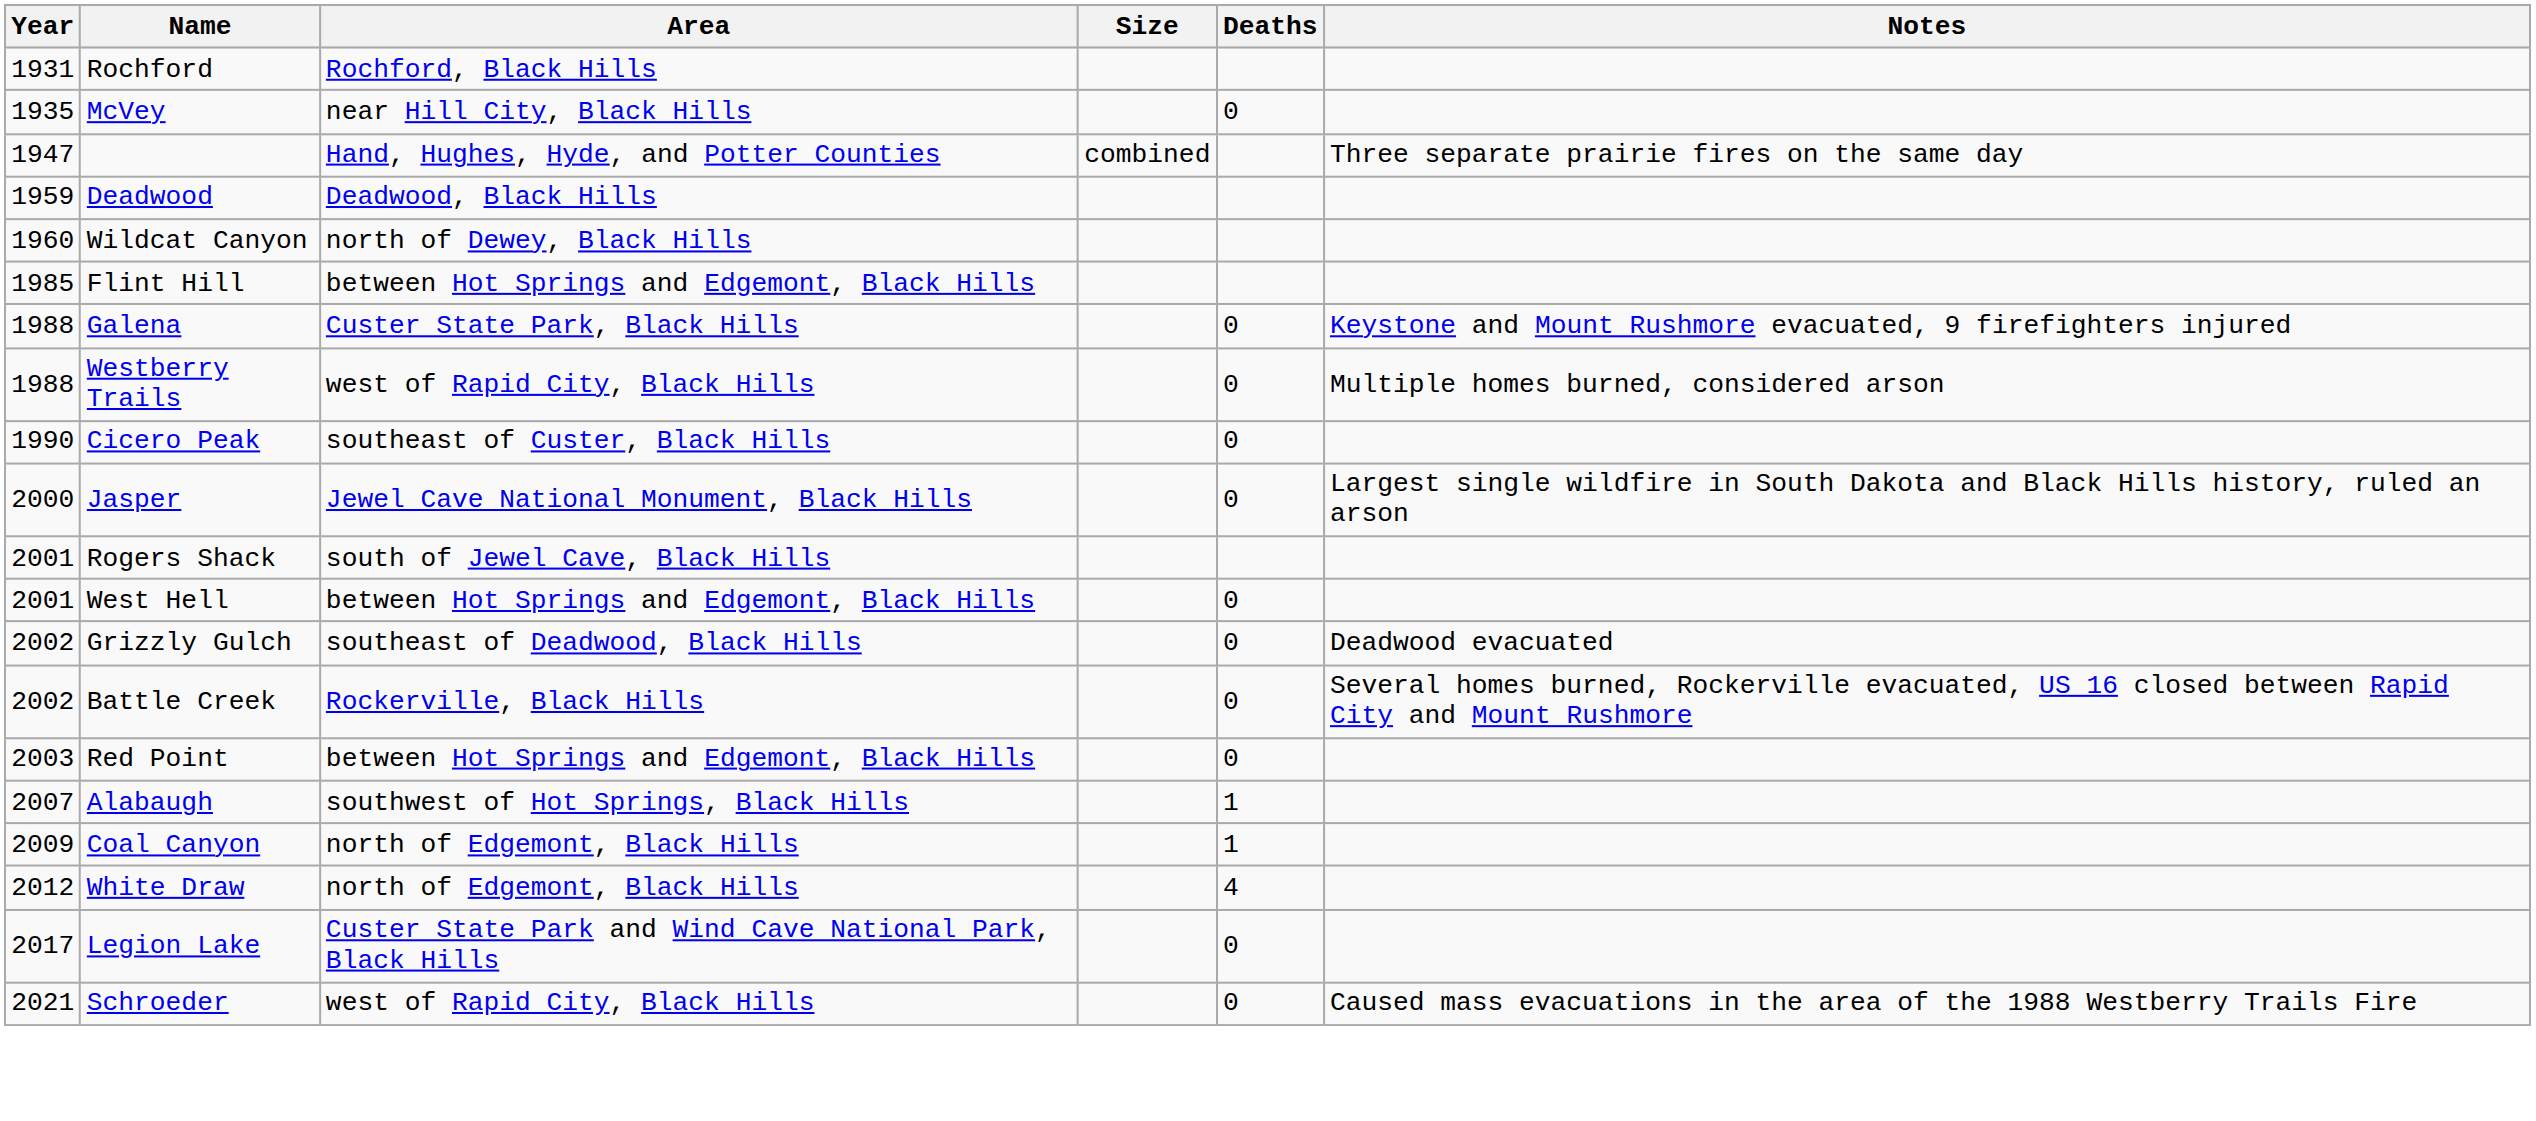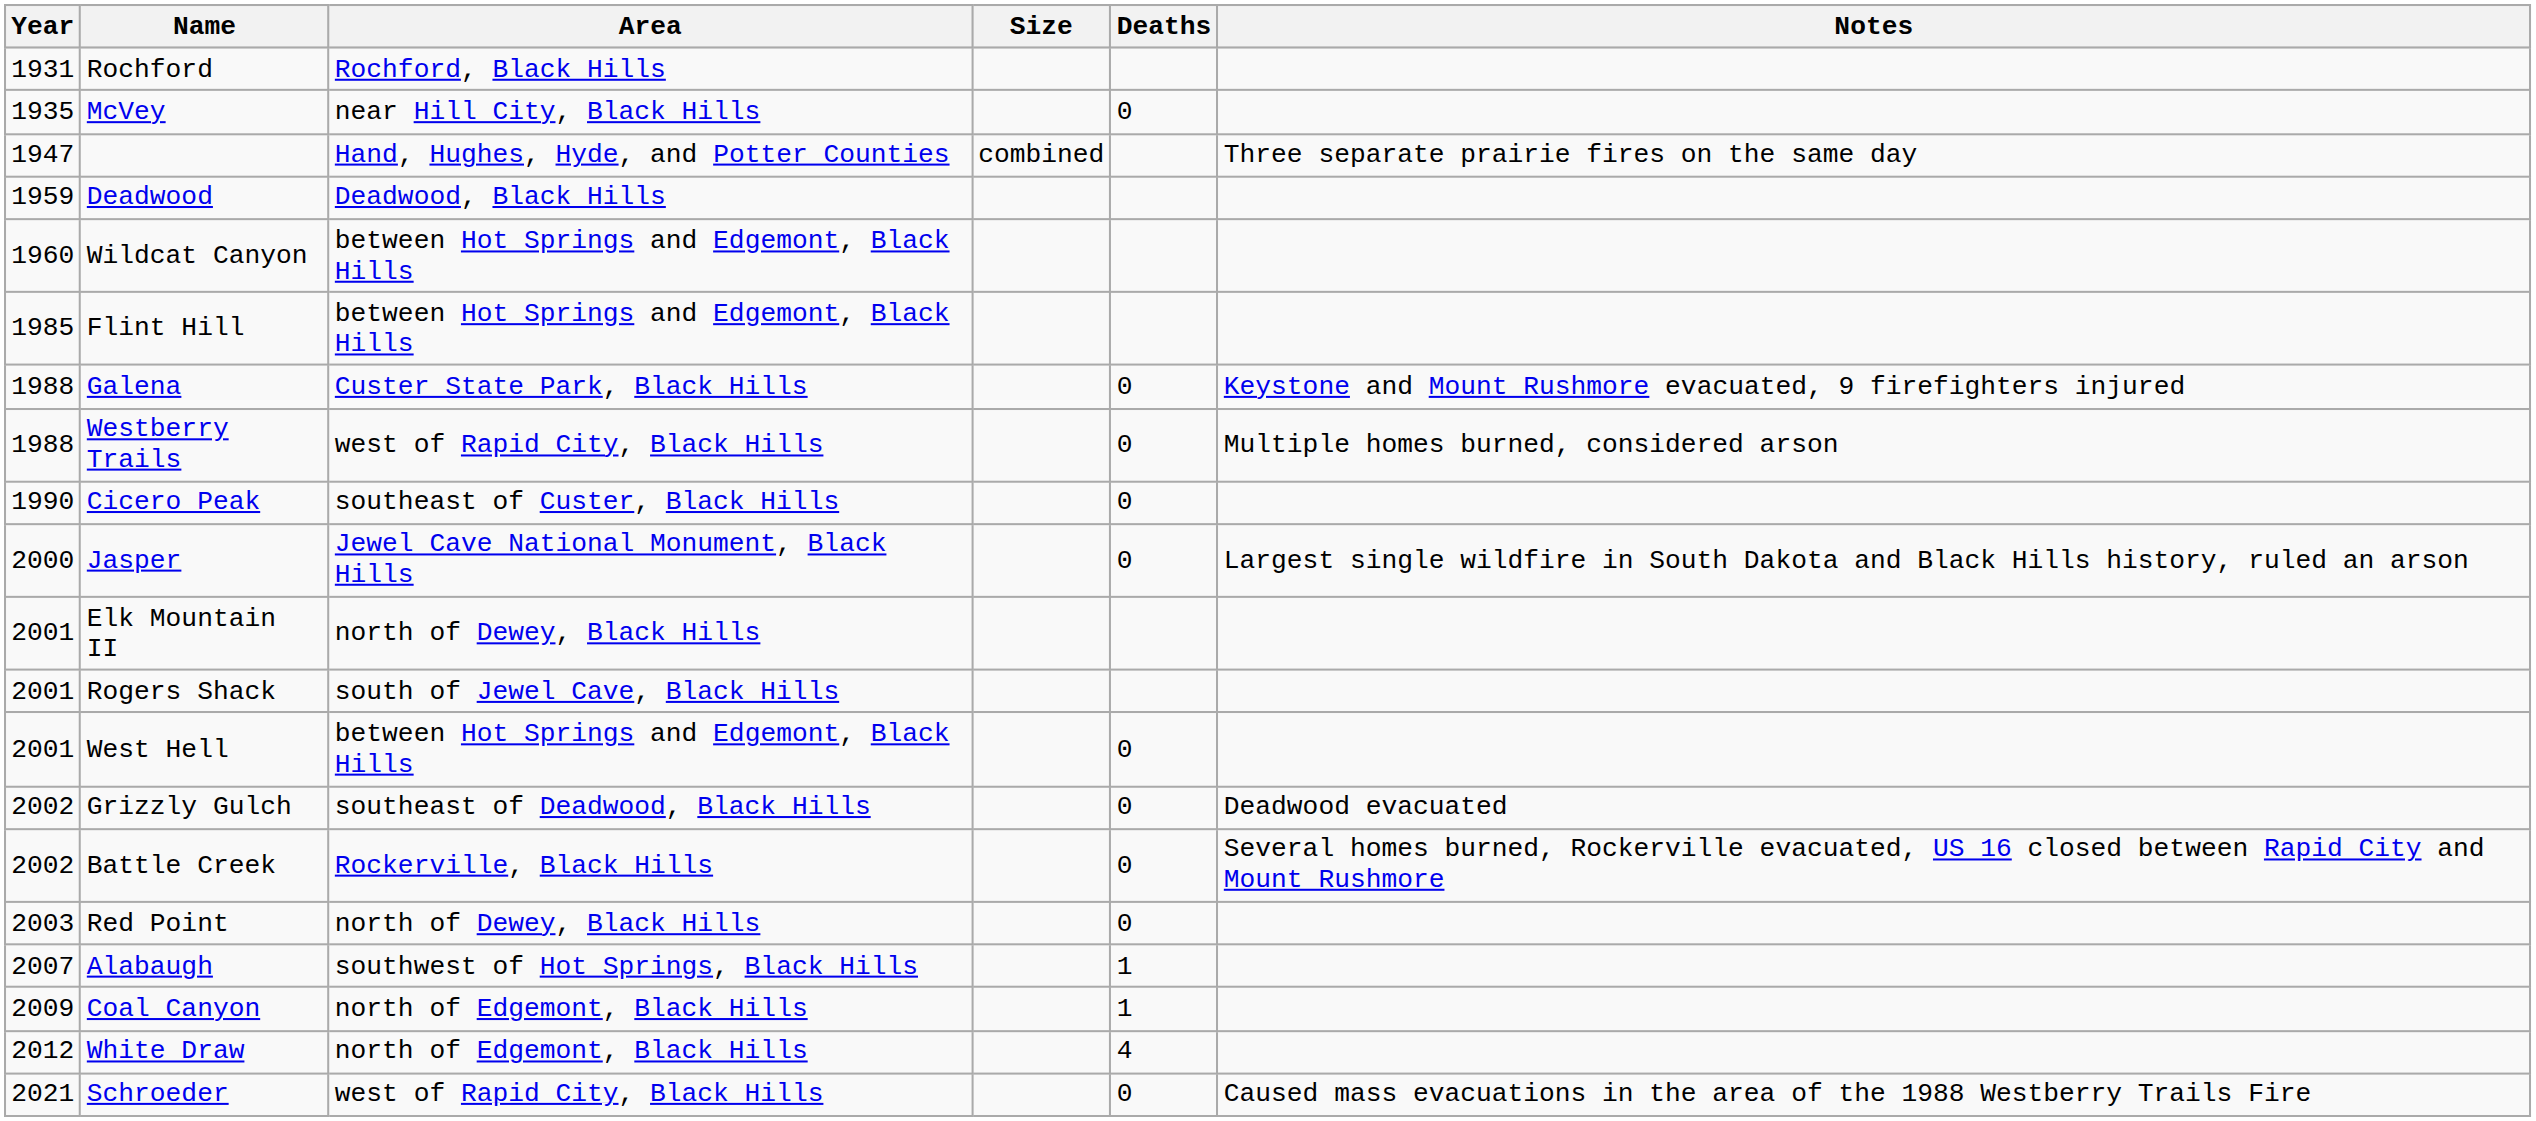(539, 240) north of Dewey, Black Hills -> (642, 256) between Hot Springs and Edgemont, Black Hills
+ row: (181, 634)
(681, 759) between Hot Springs and Edgemont, Black Hills -> (548, 923) north of Dewey, Black Hills
- row: (174, 946)
